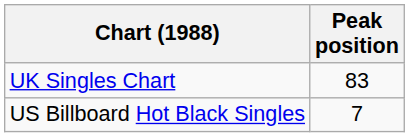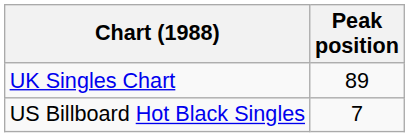(357, 80) 83 -> (357, 80) 89
